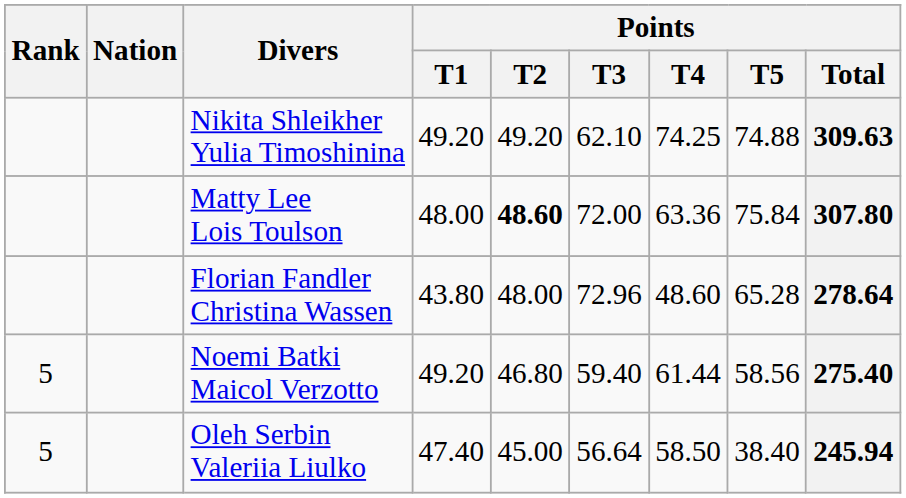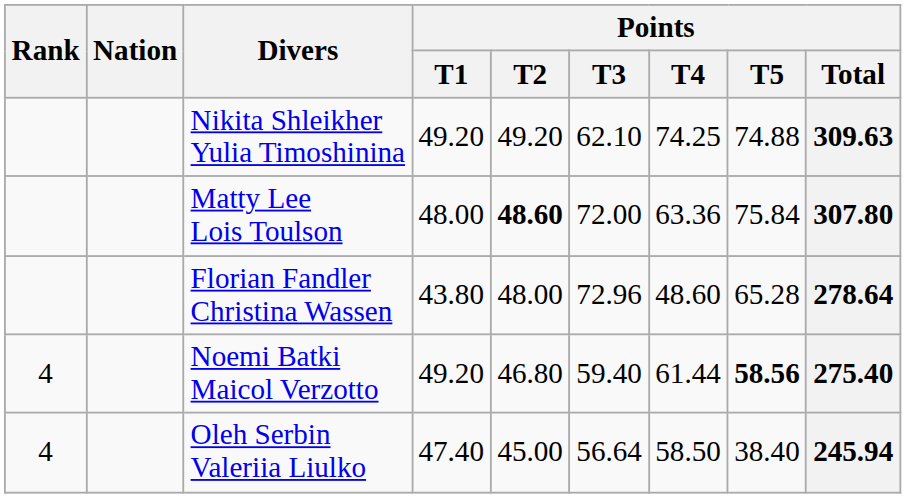(46, 373) 5 -> (46, 373) 4
(767, 373) normal -> (767, 373) bold
(46, 452) 5 -> (46, 452) 4
